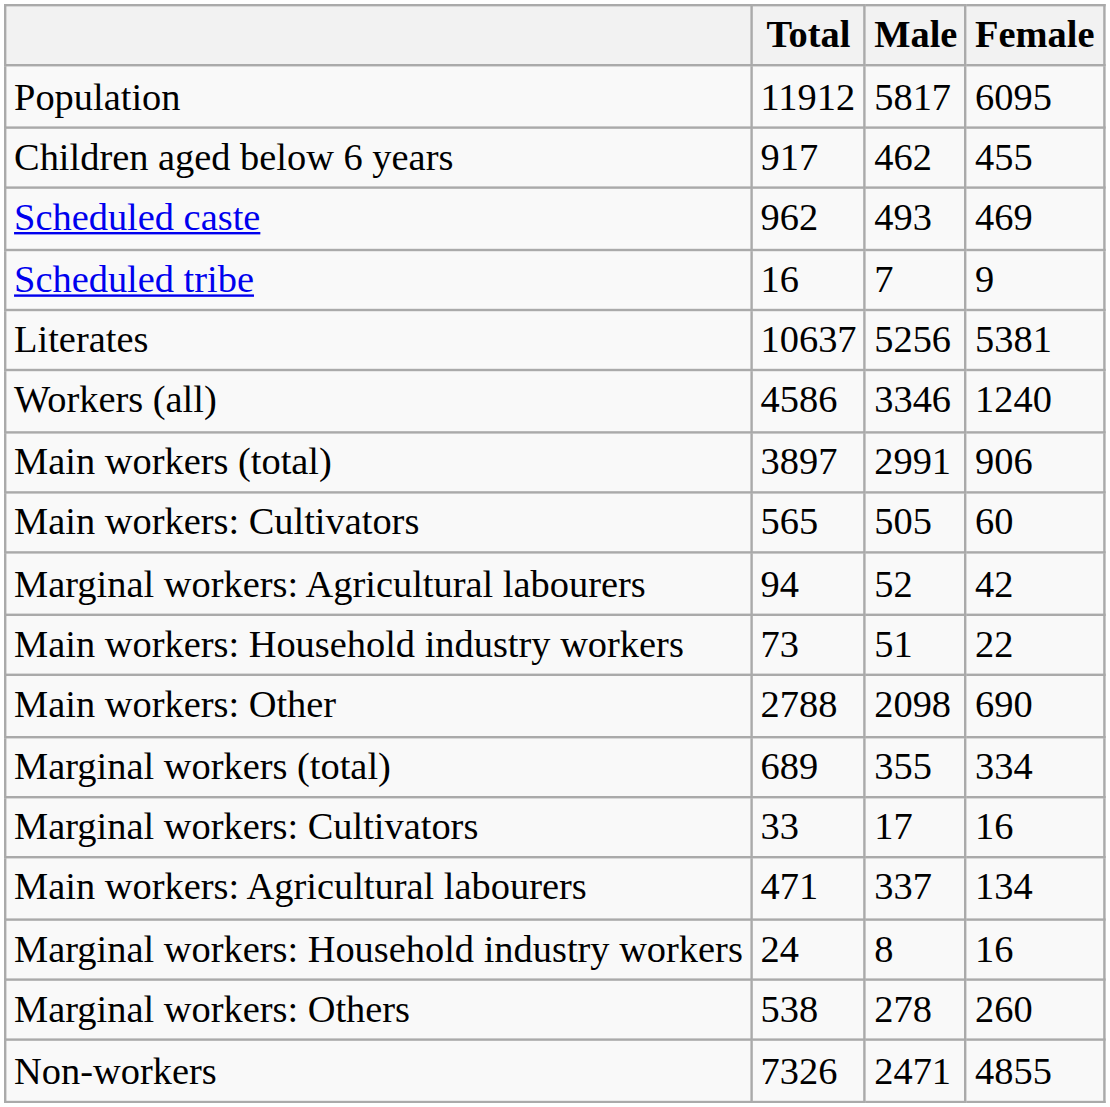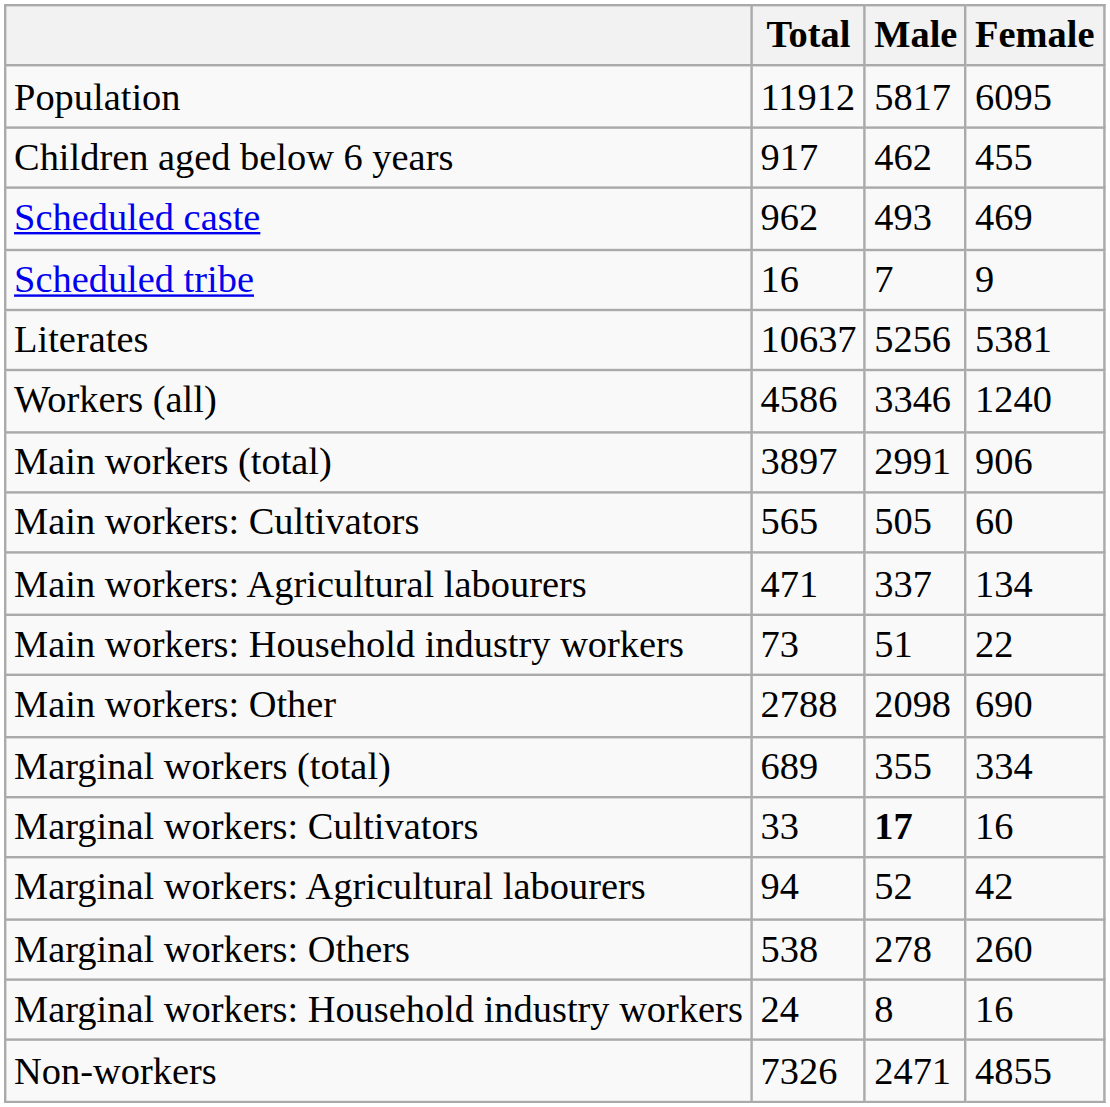rows swapped: (300, 887) <-> (330, 583)
(893, 826) normal -> (893, 826) bold
rows swapped: (378, 948) <-> (212, 1009)
